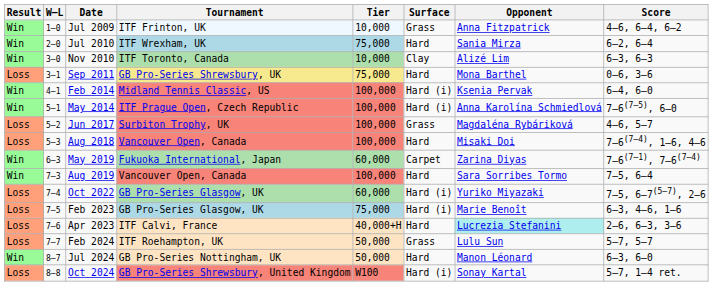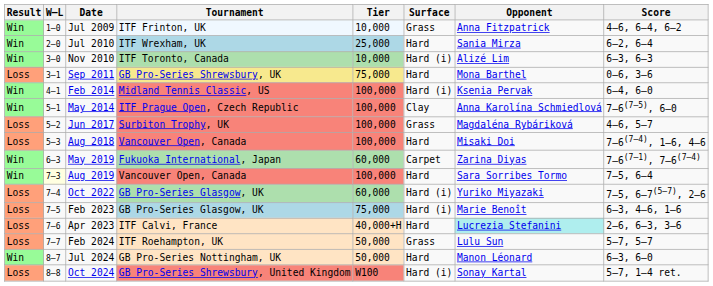(373, 44) 75,000 -> (373, 44) 25,000
(418, 59) Clay -> (429, 59) Hard (i)
(429, 108) Hard (i) -> (418, 108) Clay
(53, 177) no background -> (53, 177) lightyellow background
